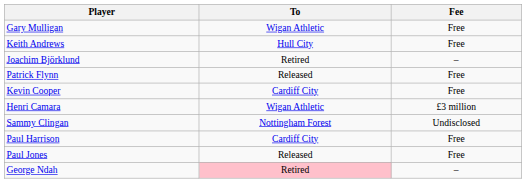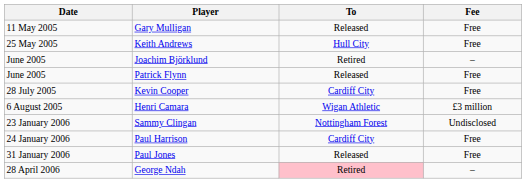+ column: (68, 12)
(295, 28) Wigan Athletic -> (351, 28) Released
